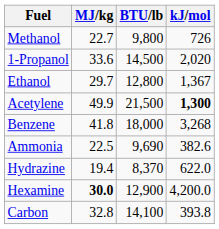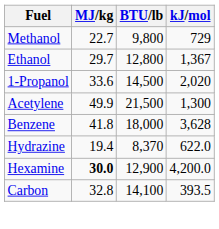(201, 37) 726 -> (201, 37) 729
rows swapped: (29, 81) <-> (38, 59)
(195, 103) bold -> (195, 103) normal
(195, 125) 3,268 -> (195, 125) 3,628
- row: (35, 147)
(195, 212) 393.8 -> (195, 190) 393.5
